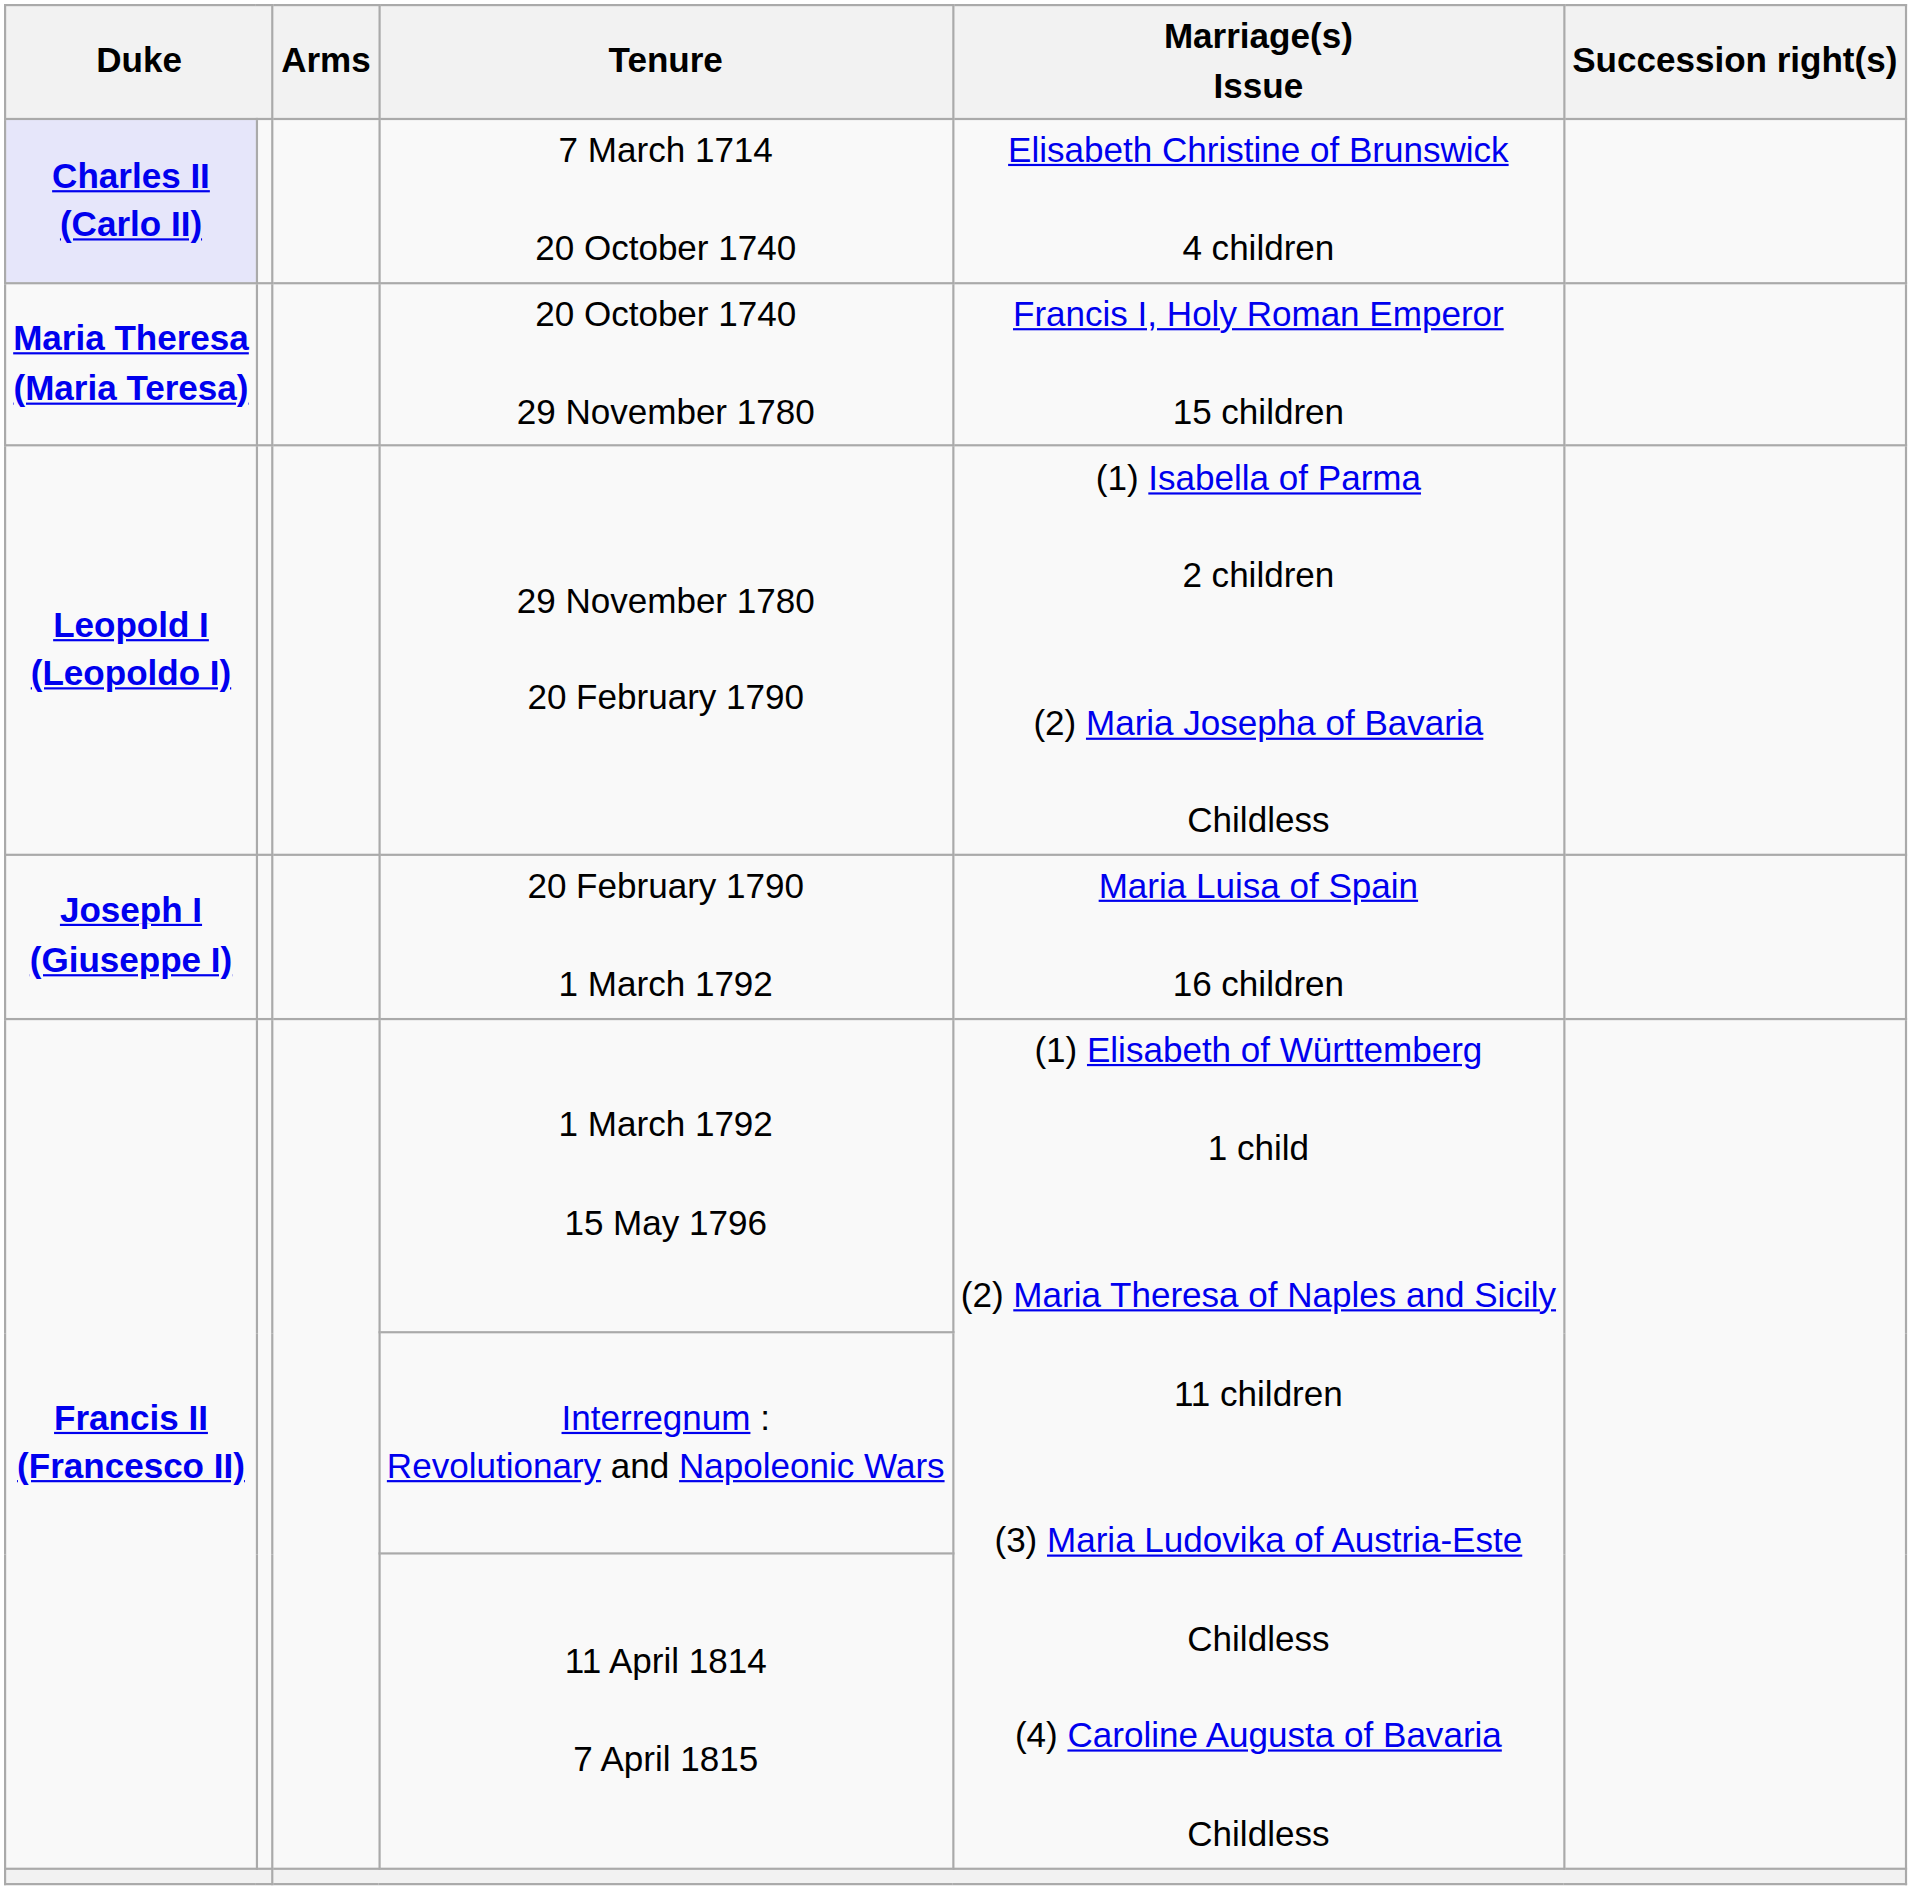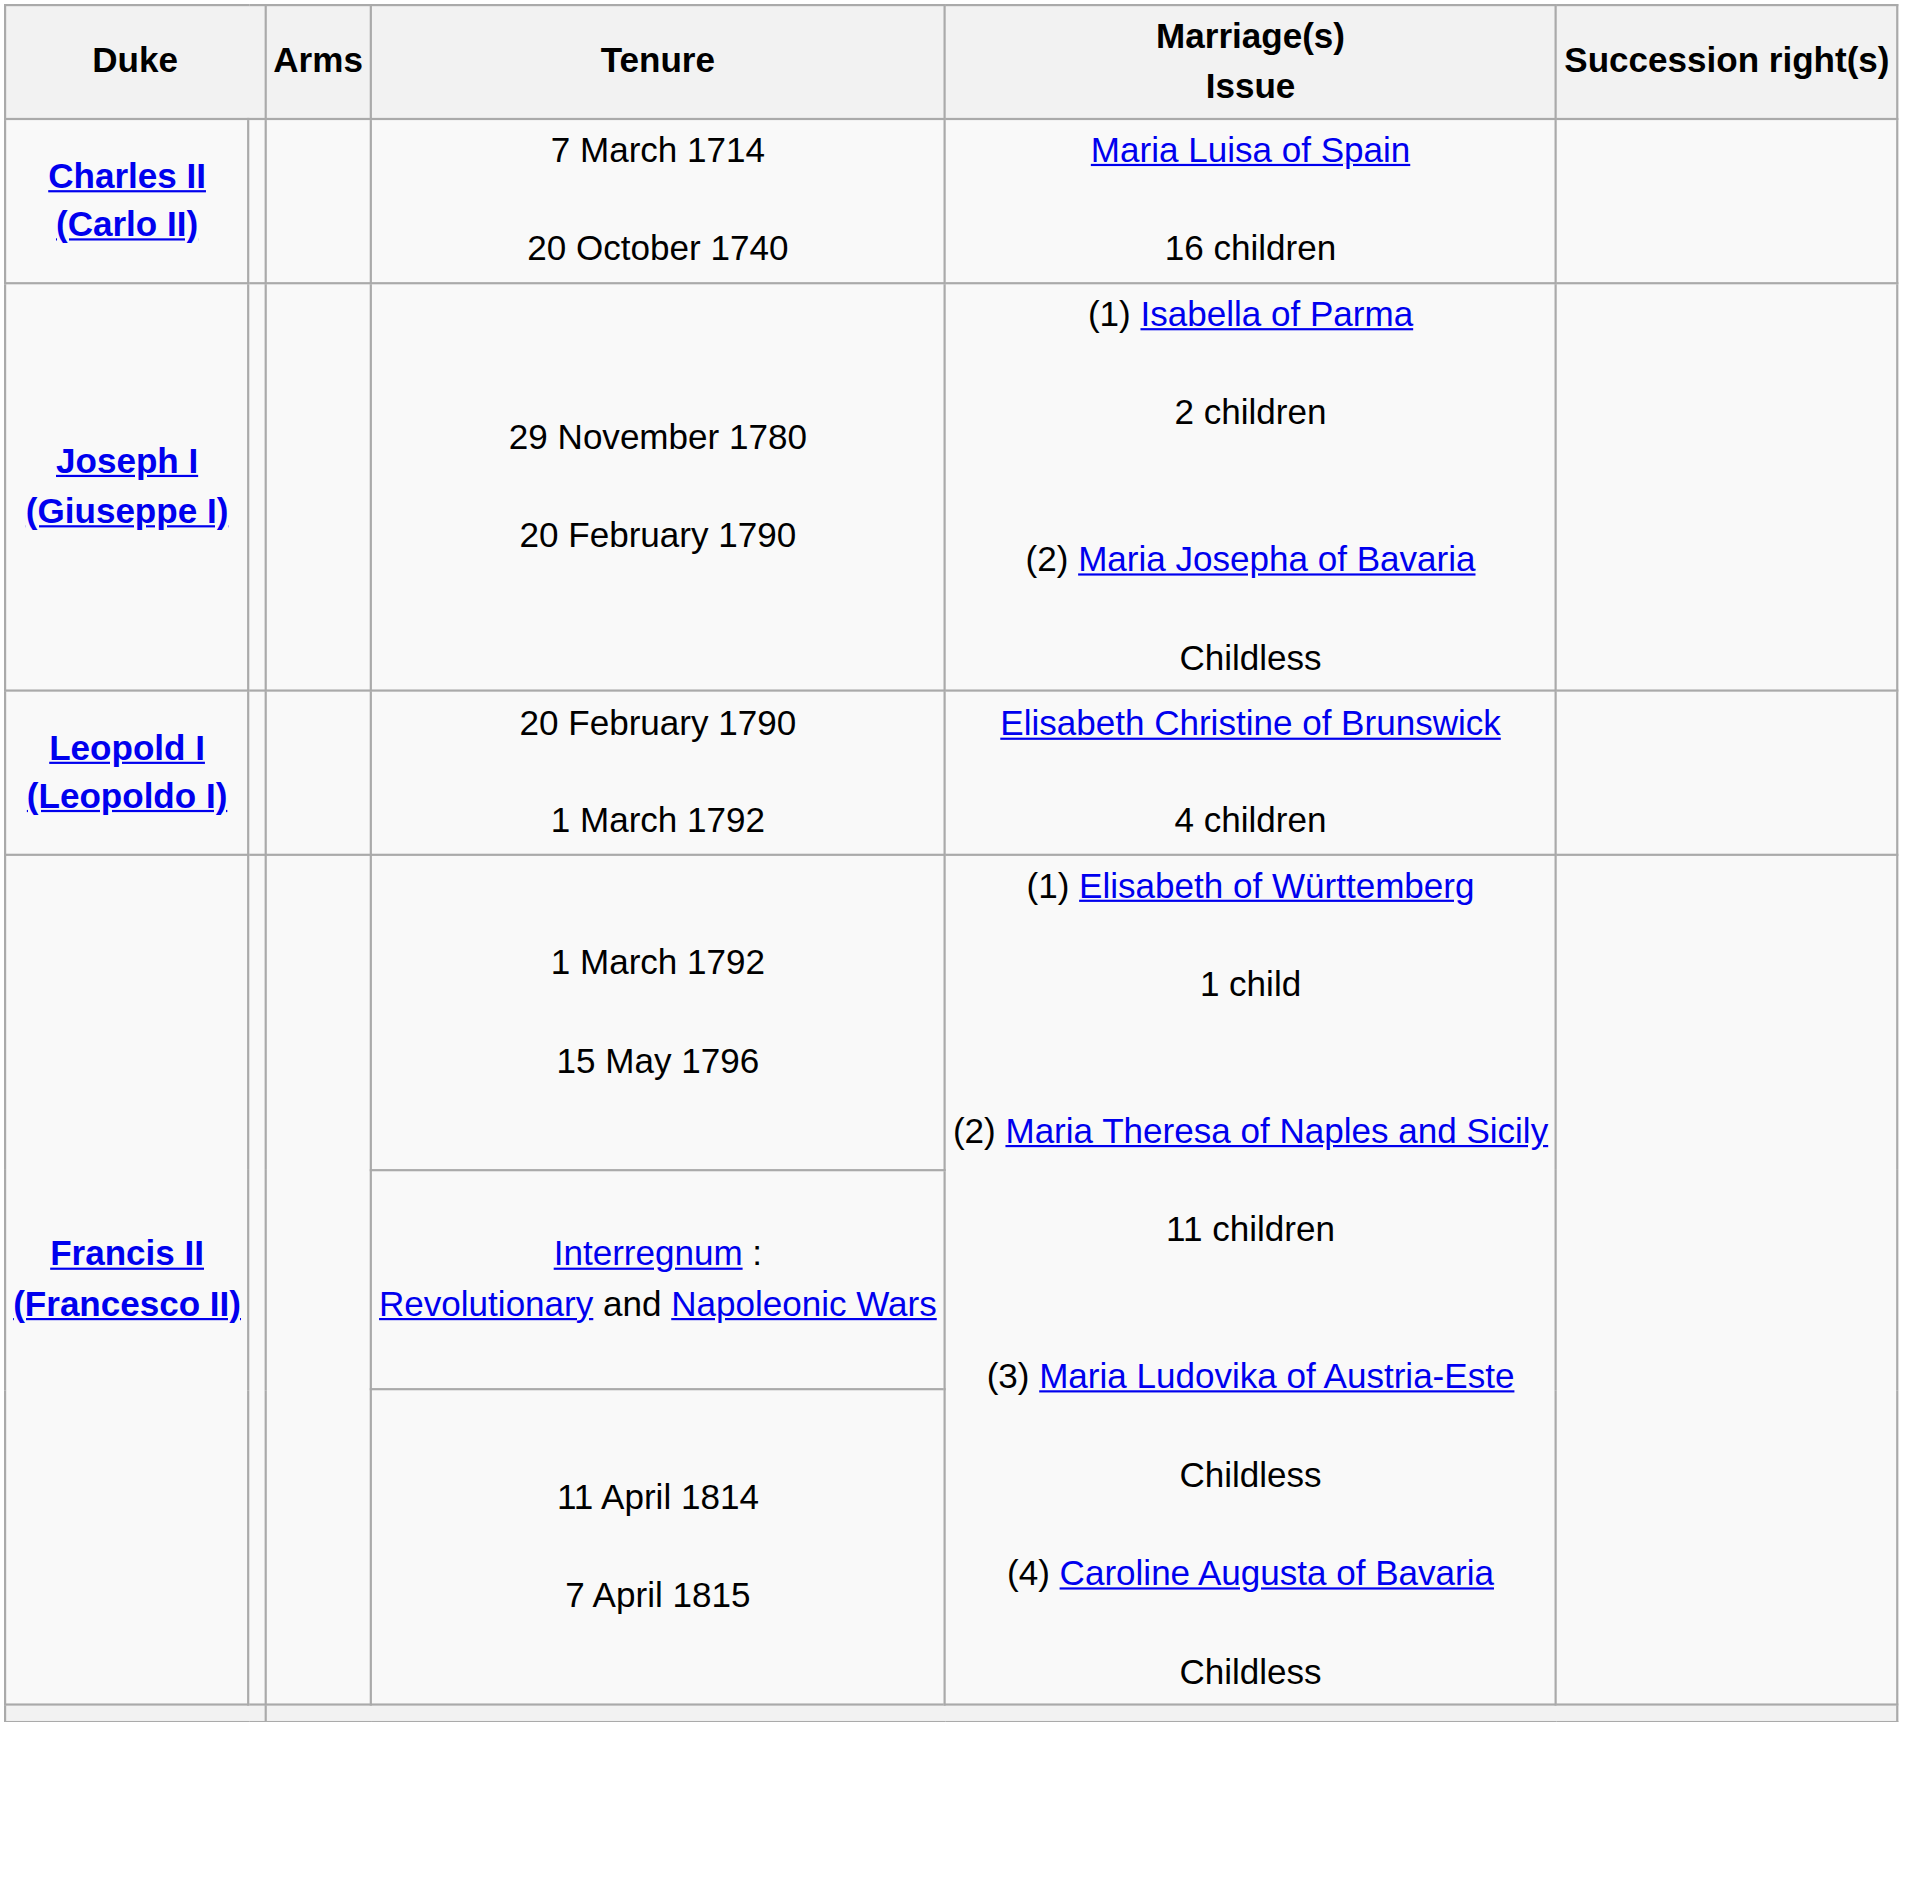(131, 200) lavender background -> (127, 200) no background
(1258, 200) Elisabeth Christine of Brunswick 4 children -> (1251, 200) Maria Luisa of Spain 16 children
- row: (666, 363)
(131, 649) Leopold I (Leopoldo I) -> (127, 486) Joseph I (Giuseppe I)
(131, 935) Joseph I (Giuseppe I) -> (127, 772) Leopold I (Leopoldo I)
(1258, 935) Maria Luisa of Spain 16 children -> (1251, 772) Elisabeth Christine of Brunswick 4 children
